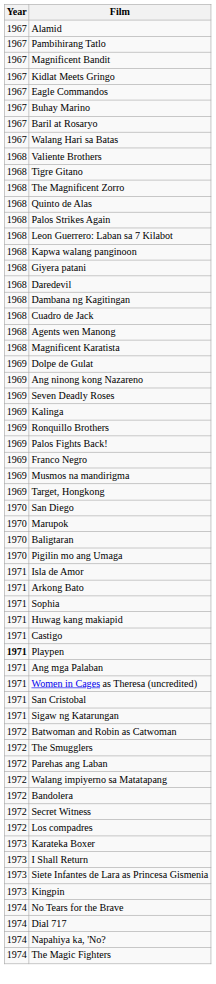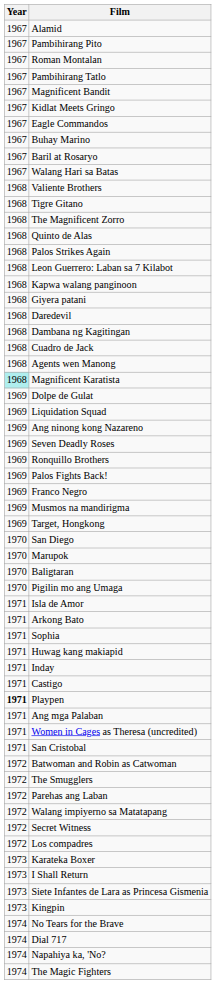+ row: (67, 44)
+ row: (67, 60)
(17, 348) no background -> (17, 380) paleturquoise background
+ row: (69, 412)
- row: (47, 412)
+ row: (43, 667)
- row: (75, 715)
- row: (52, 795)
